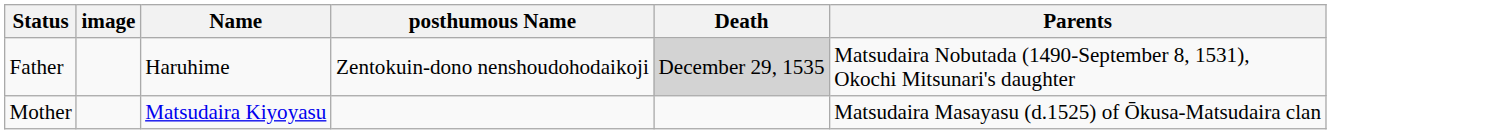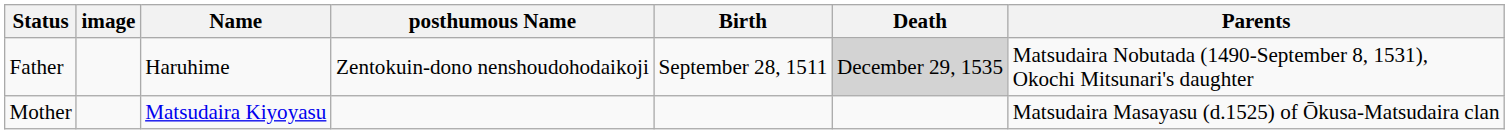+ column: (743, 21)
